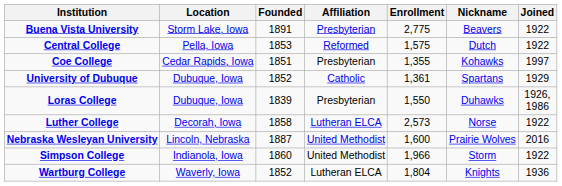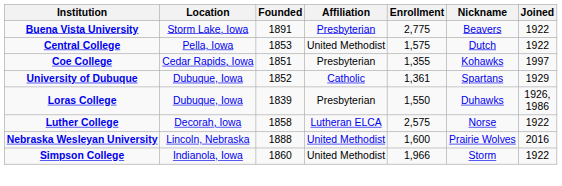(346, 45) Reformed -> (346, 45) United Methodist
(417, 123) 2,573 -> (417, 123) 2,575
(280, 139) 1887 -> (280, 139) 1888
- row: (82, 172)
